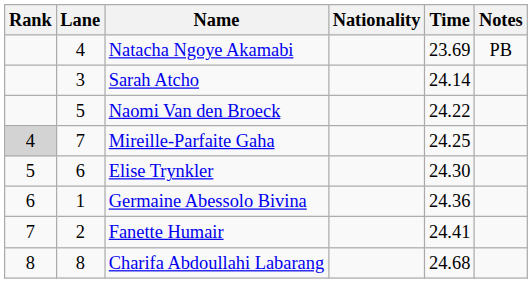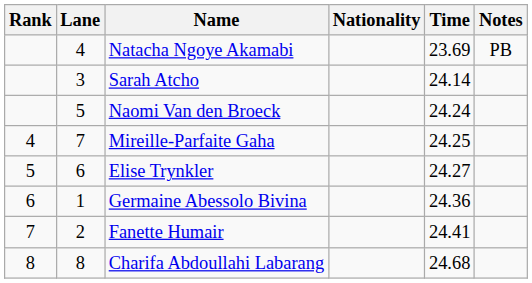(450, 110) 24.22 -> (450, 110) 24.24
(30, 141) lightgrey background -> (30, 141) no background
(450, 171) 24.30 -> (450, 171) 24.27
